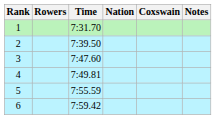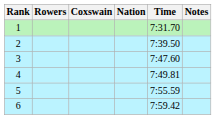columns swapped: (159, 12) <-> (86, 12)
